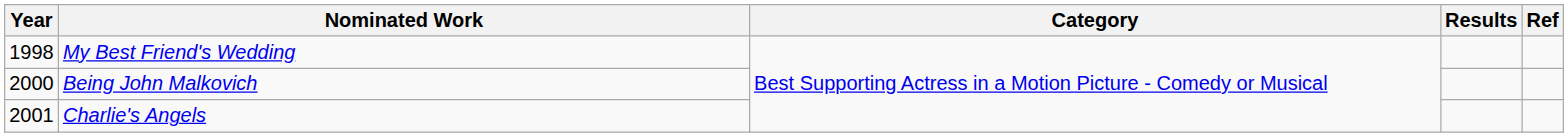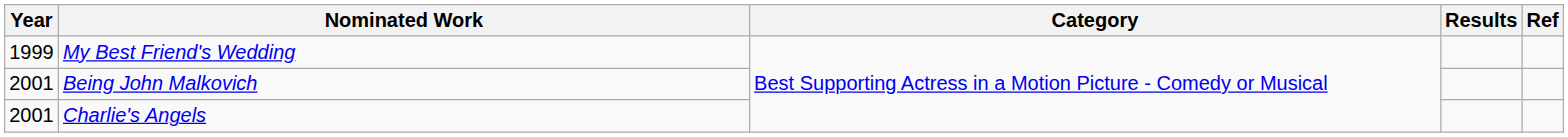(31, 52) 1998 -> (31, 52) 1999
(31, 83) 2000 -> (31, 83) 2001
